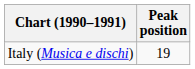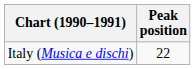(163, 53) 19 -> (163, 53) 22
